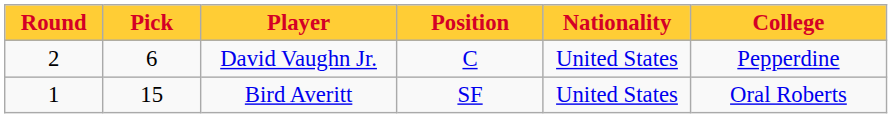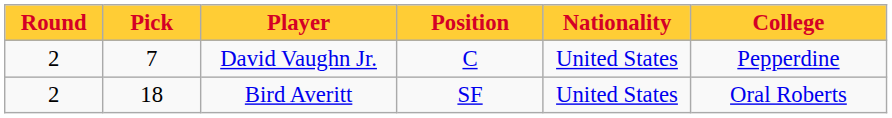(152, 58) 6 -> (152, 58) 7
(54, 94) 1 -> (54, 94) 2
(152, 94) 15 -> (152, 94) 18
